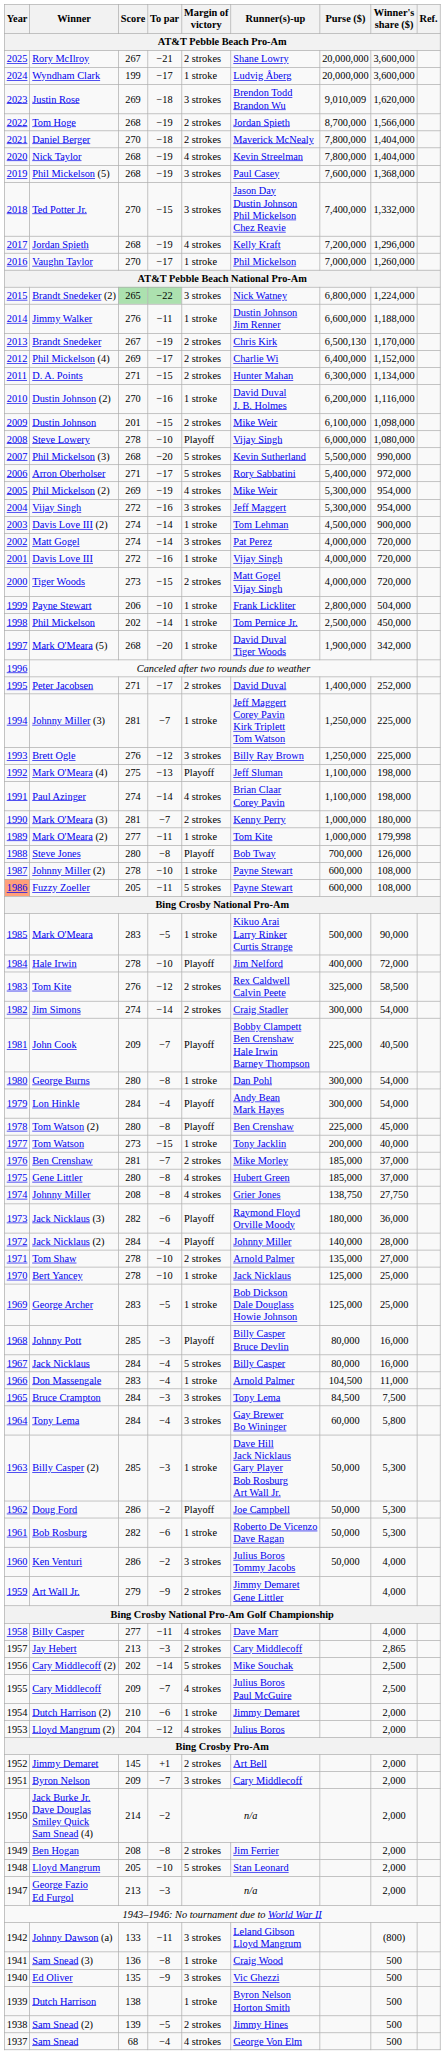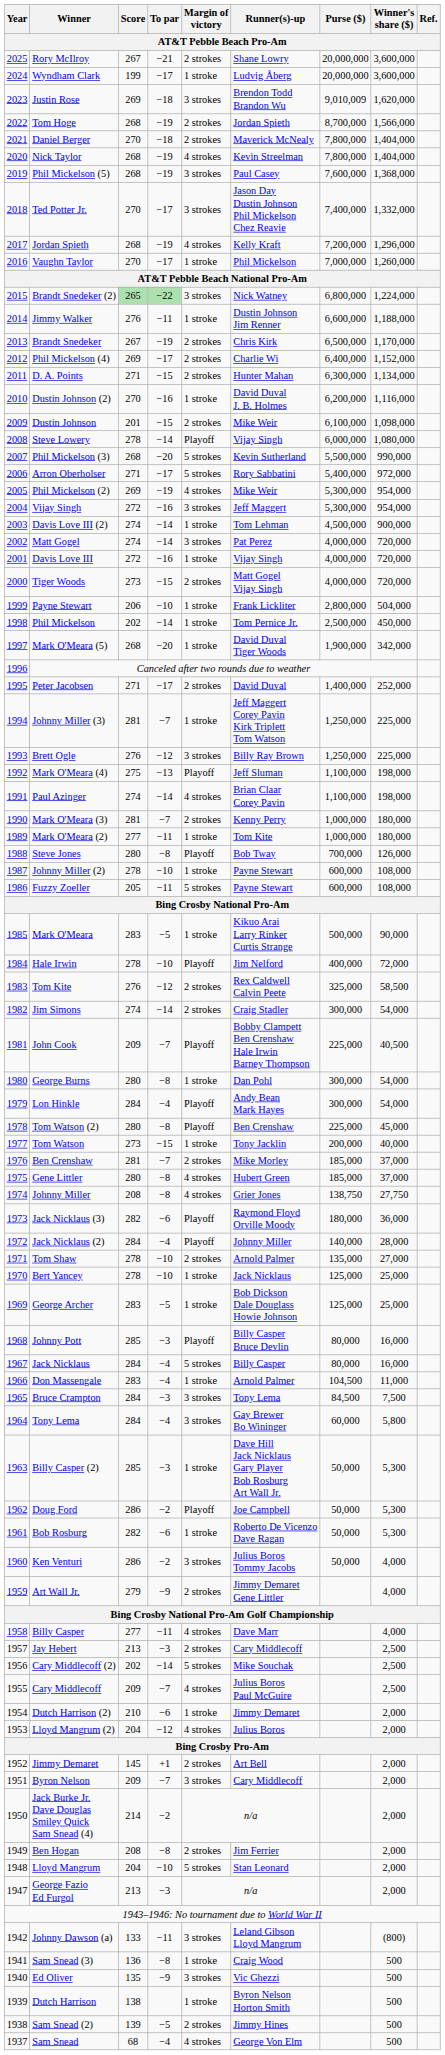(165, 209) −15 -> (165, 209) −17
(345, 342) 6,500,130 -> (345, 342) 6,500,000
(165, 439) −10 -> (165, 439) −14
(394, 836) 179,998 -> (394, 836) 180,000
(17, 888) lightsalmon background -> (17, 888) no background
(394, 1648) 2,865 -> (394, 1648) 2,500
(133, 1868) 205 -> (133, 1868) 204
